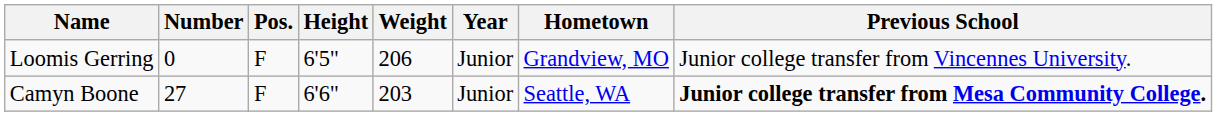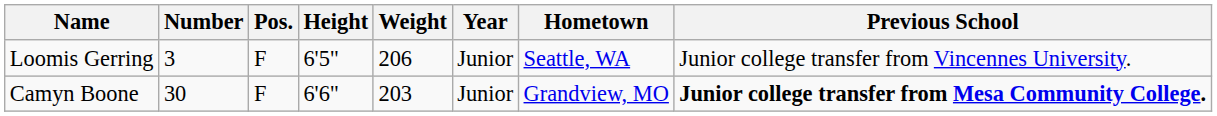(170, 57) 0 -> (170, 57) 3
(596, 57) Grandview, MO -> (577, 57) Seattle, WA
(175, 93) 27 -> (175, 93) 30
(577, 93) Seattle, WA -> (596, 93) Grandview, MO
